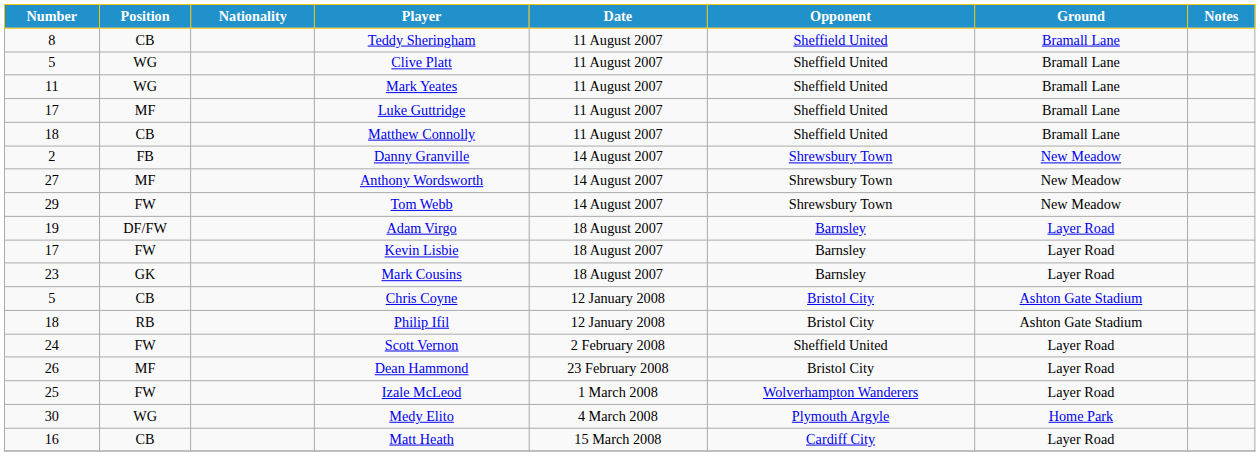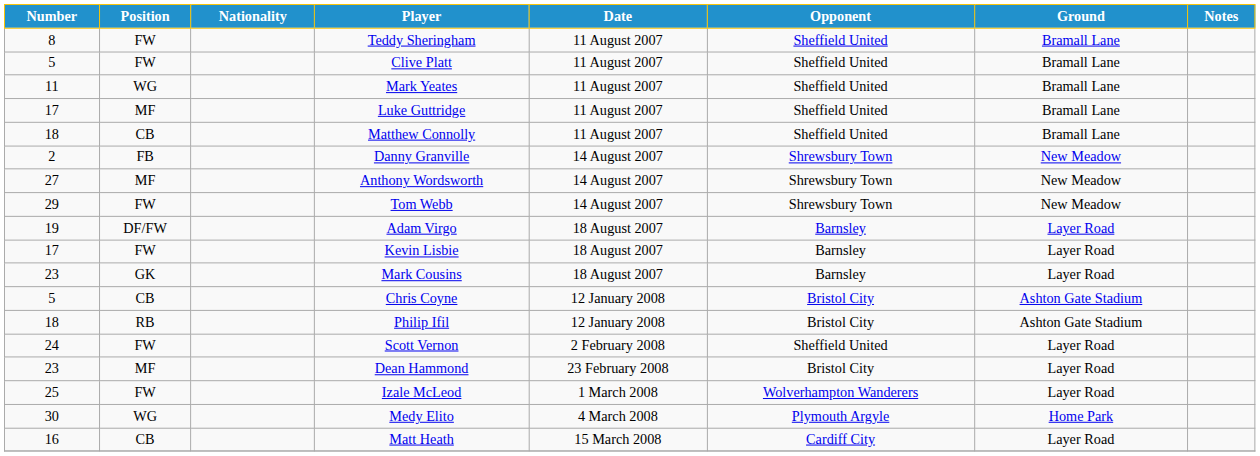(145, 40) CB -> (145, 40) FW
(145, 63) WG -> (145, 63) FW
(52, 369) 26 -> (52, 369) 23
